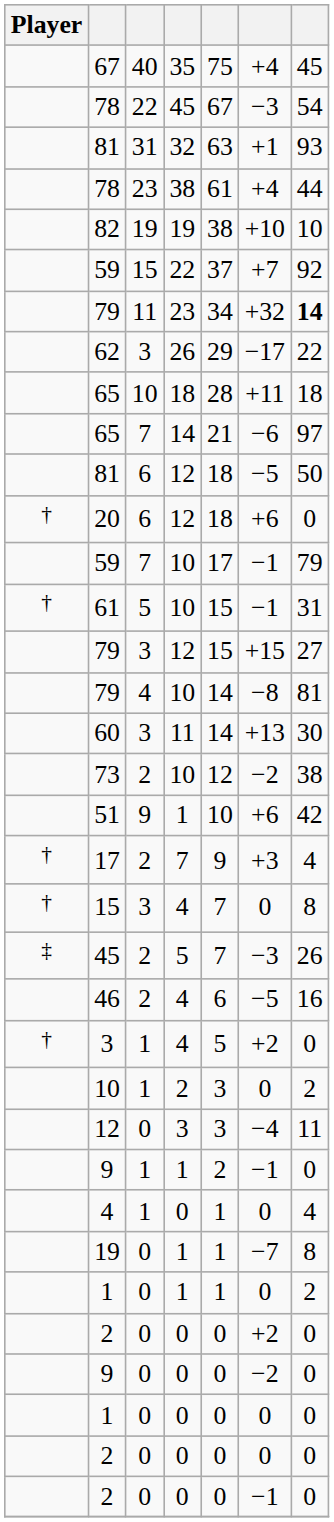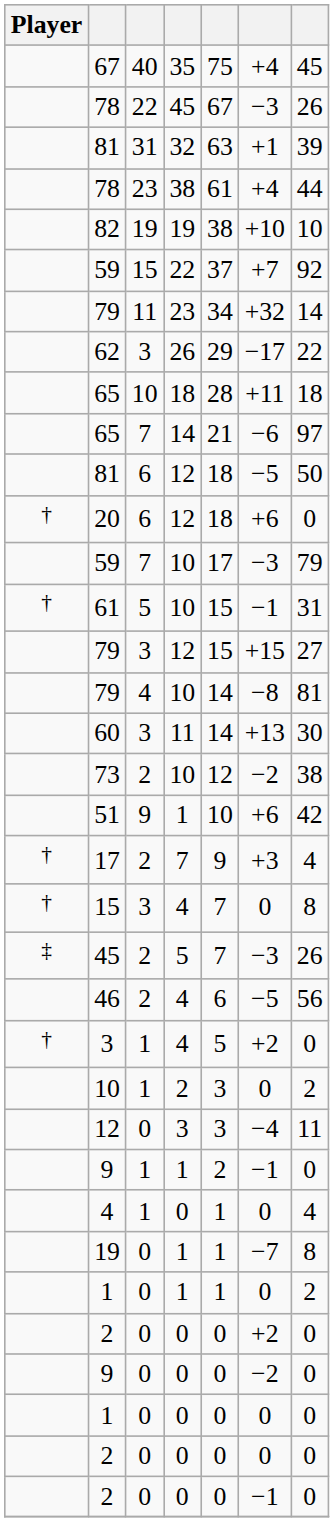(310, 106) 54 -> (310, 106) 26
(310, 147) 93 -> (310, 147) 39
(310, 310) bold -> (310, 310) normal
(265, 562) −1 -> (265, 562) −3
(310, 999) 16 -> (310, 999) 56
